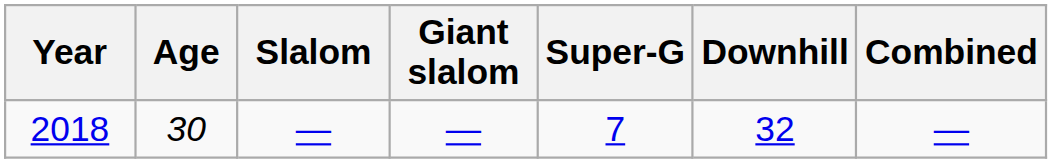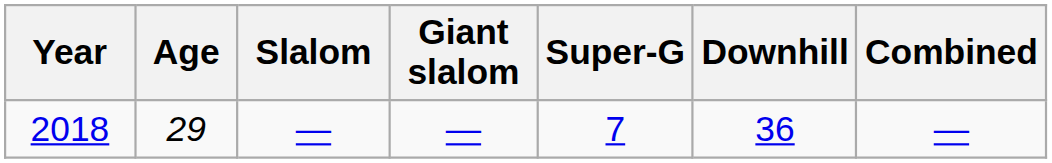(186, 128) 30 -> (186, 128) 29
(775, 128) 32 -> (775, 128) 36
